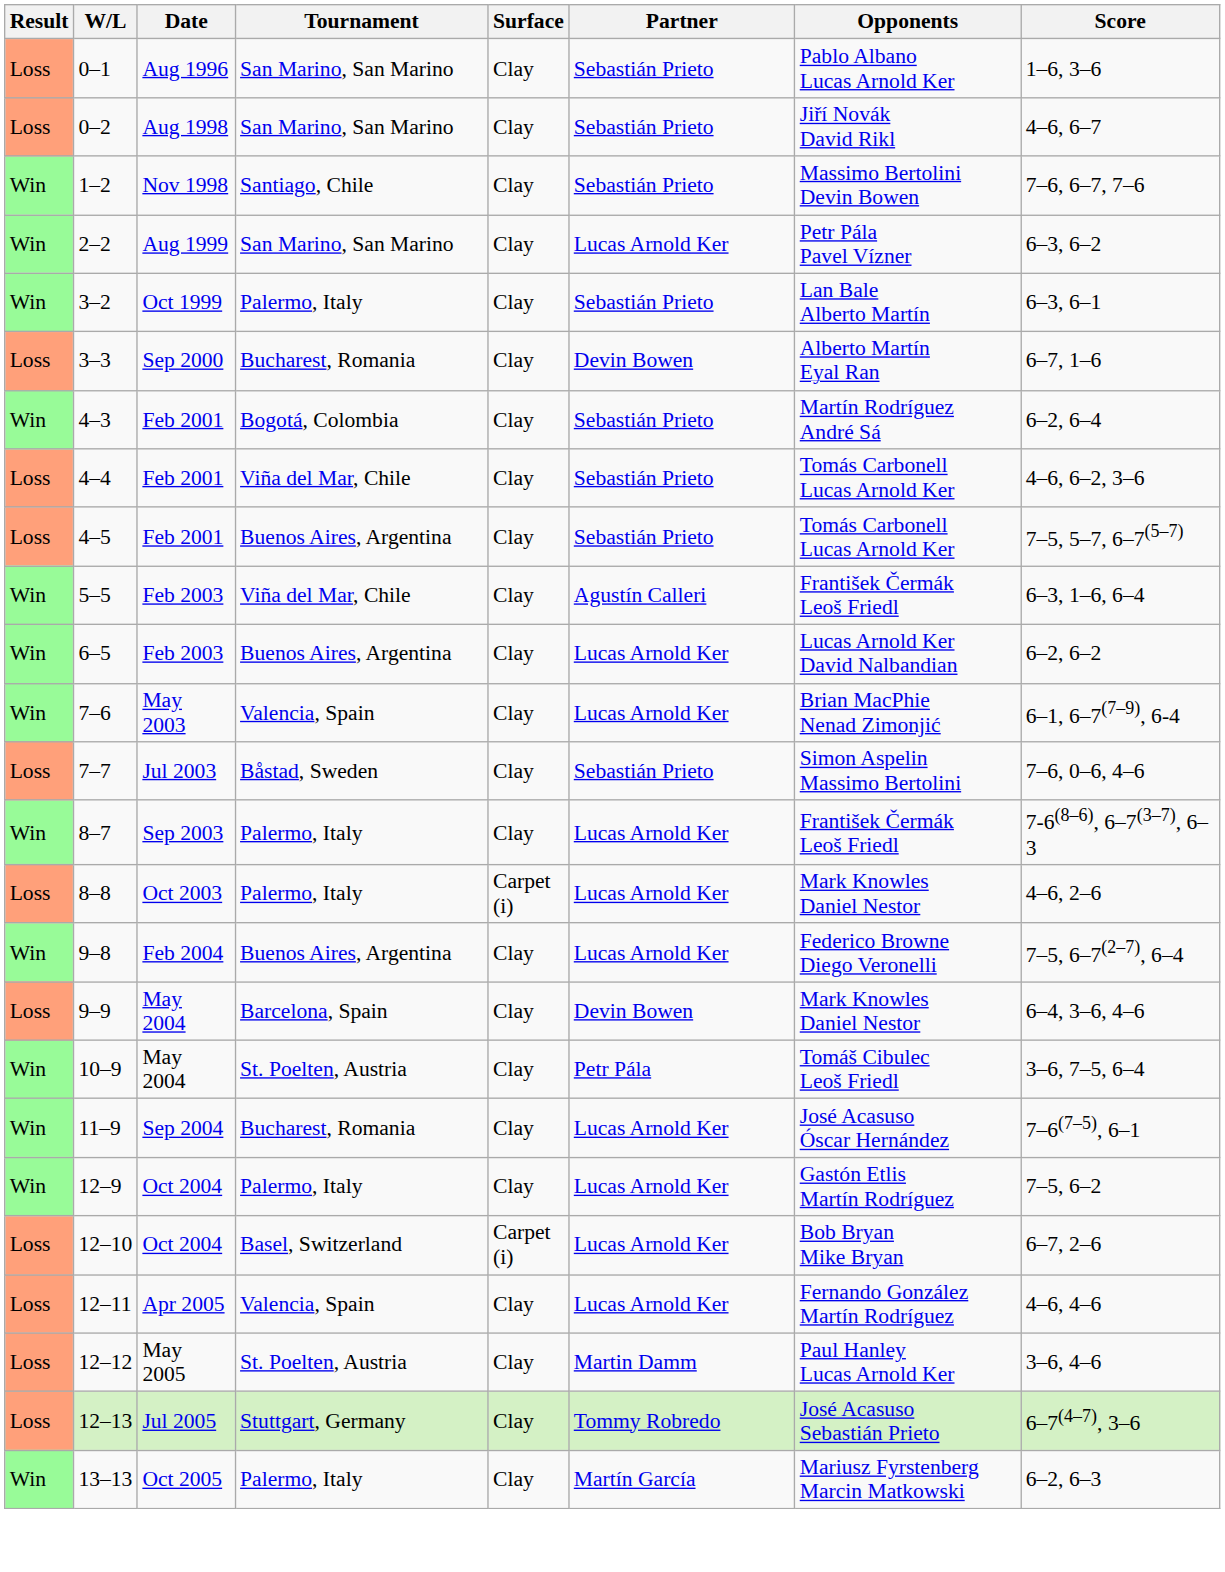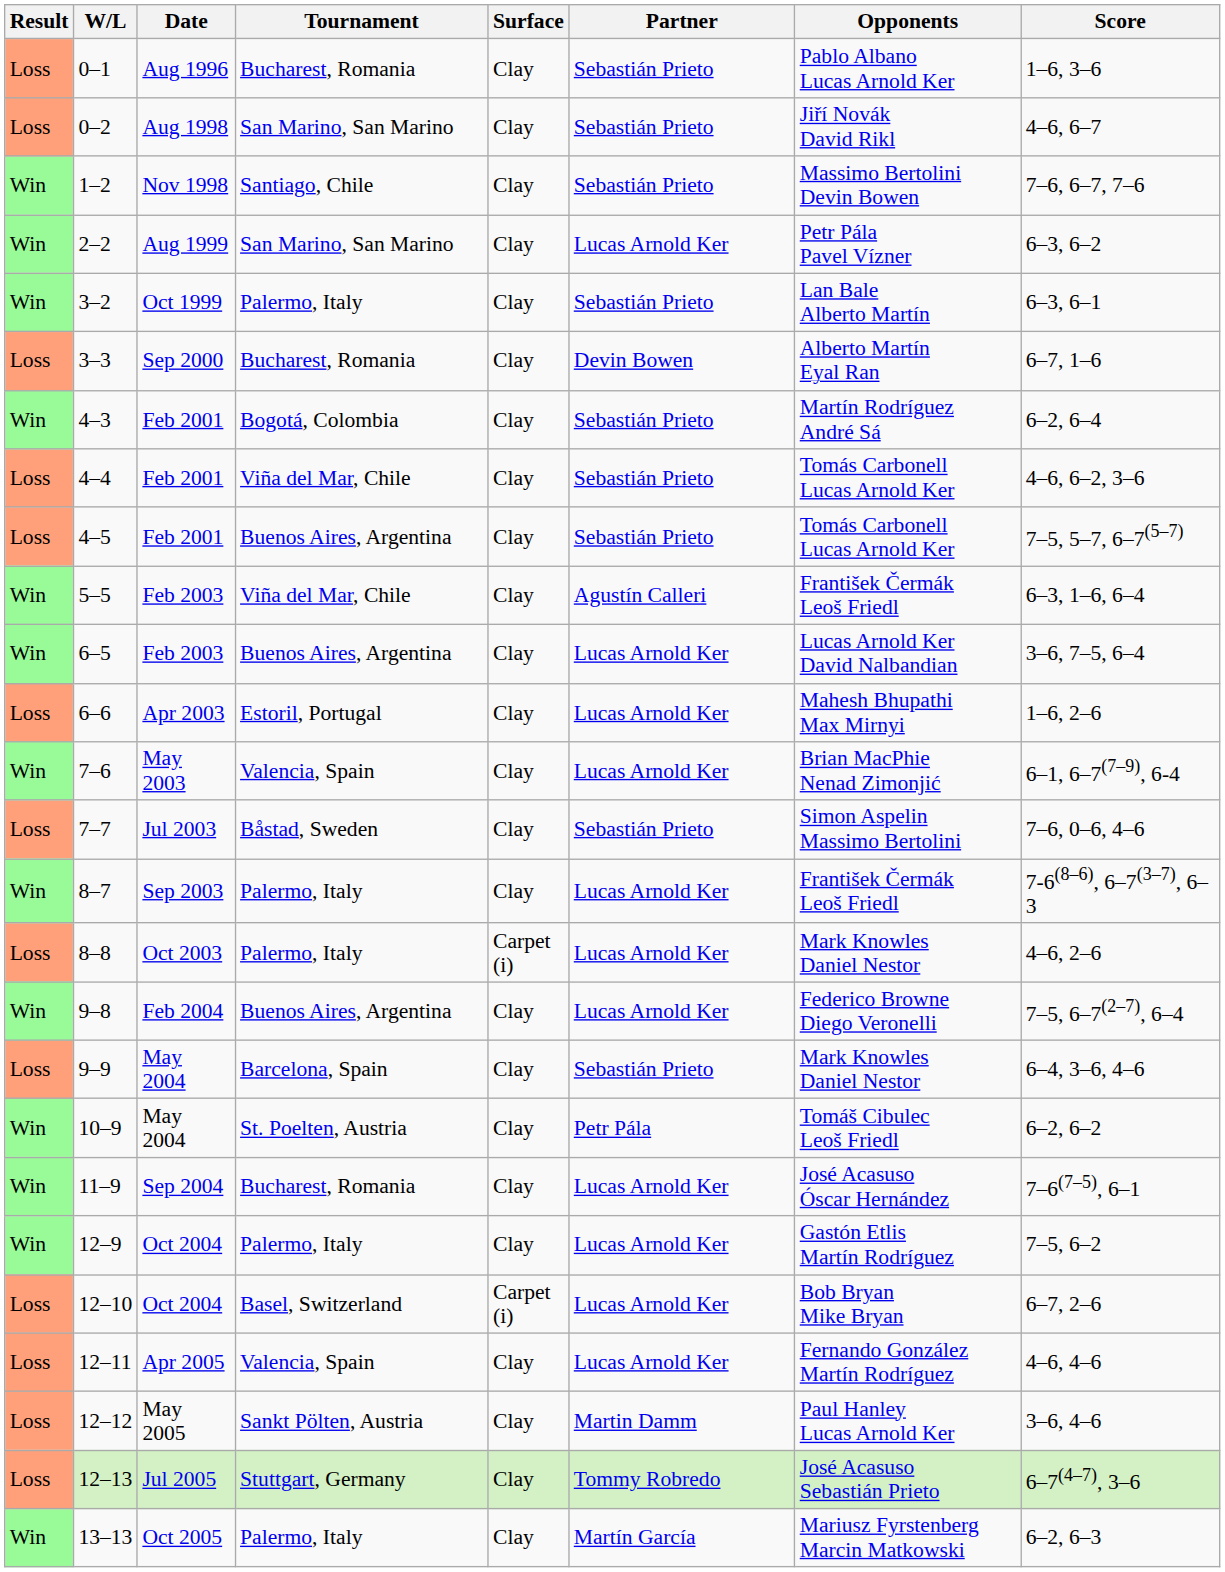(347, 68) San Marino, San Marino -> (328, 68) Bucharest, Romania
(1063, 653) 6–2, 6–2 -> (1085, 653) 3–6, 7–5, 6–4
+ row: (95, 712)
(633, 1010) Devin Bowen -> (644, 1069) Sebastián Prieto
(1085, 1069) 3–6, 7–5, 6–4 -> (1063, 1127) 6–2, 6–2
(323, 1362) St. Poelten, Austria -> (332, 1420) Sankt Pölten, Austria
